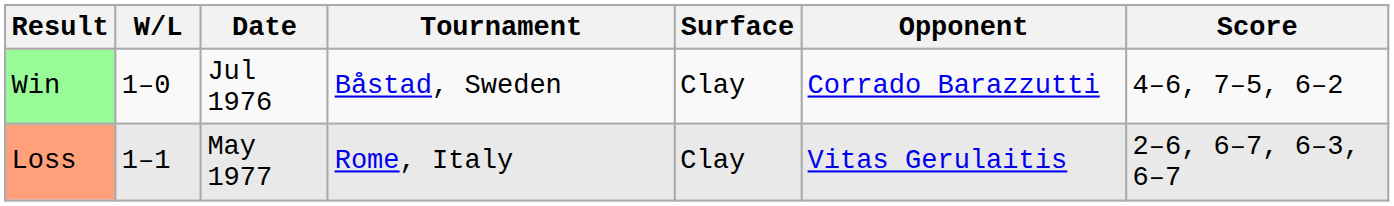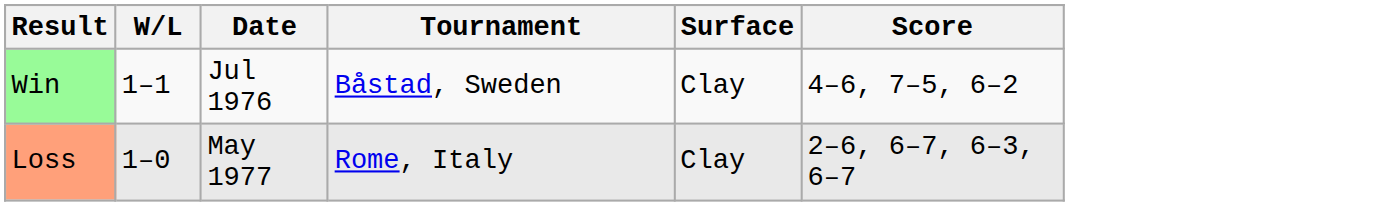- column: (964, 27)
(146, 87) 1–0 -> (146, 87) 1–1
(146, 162) 1–1 -> (146, 162) 1–0
